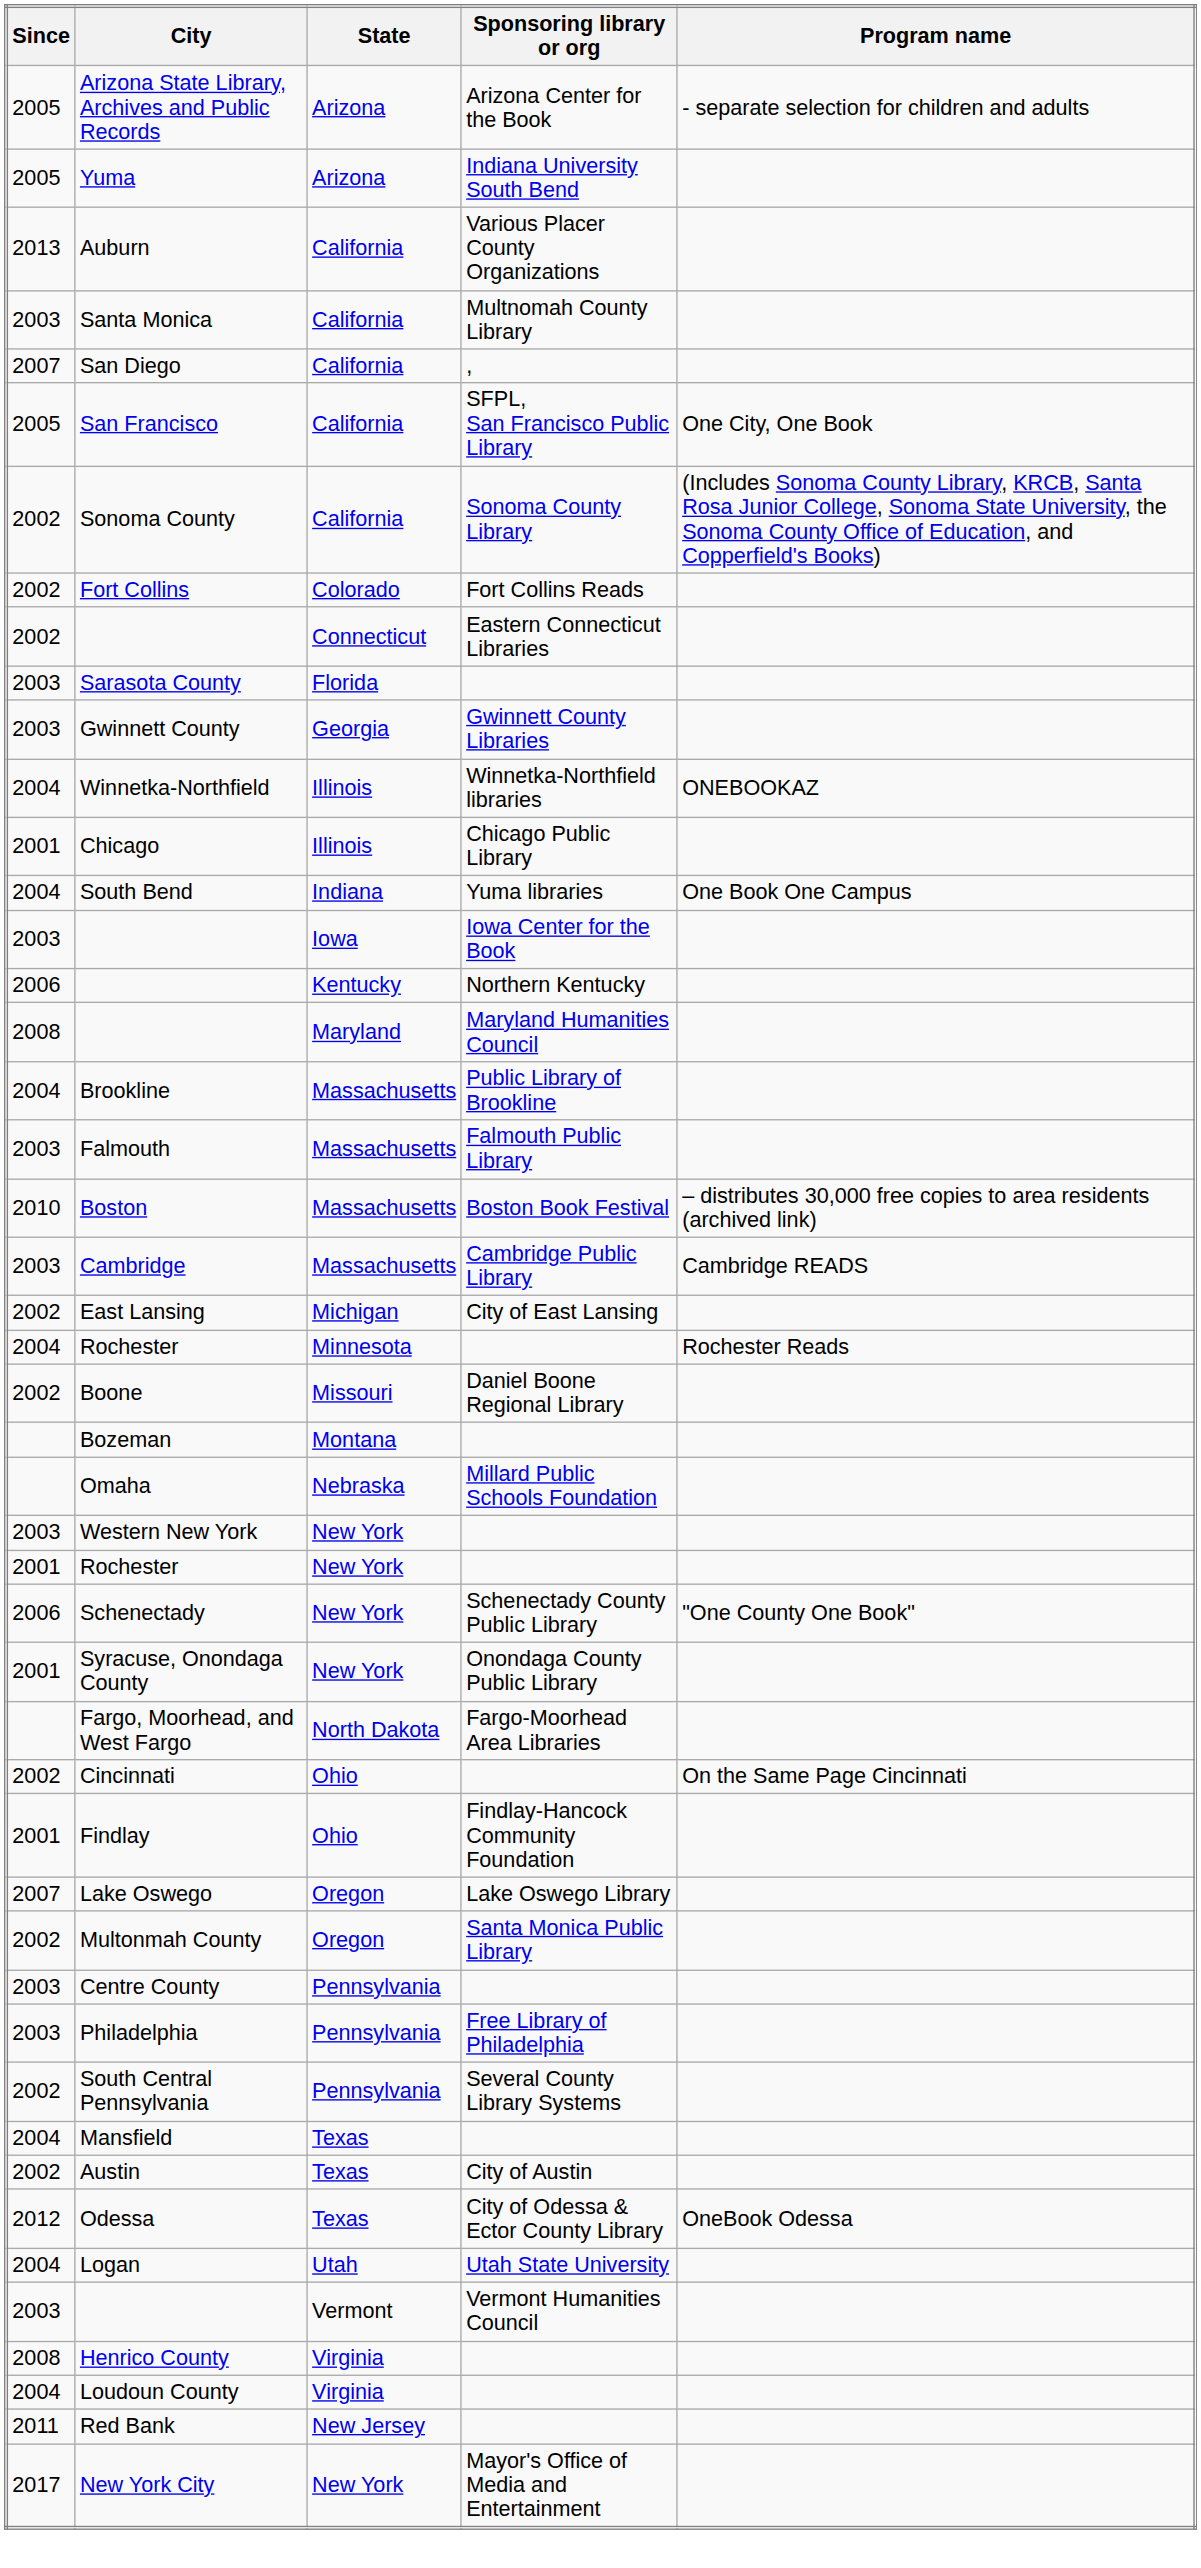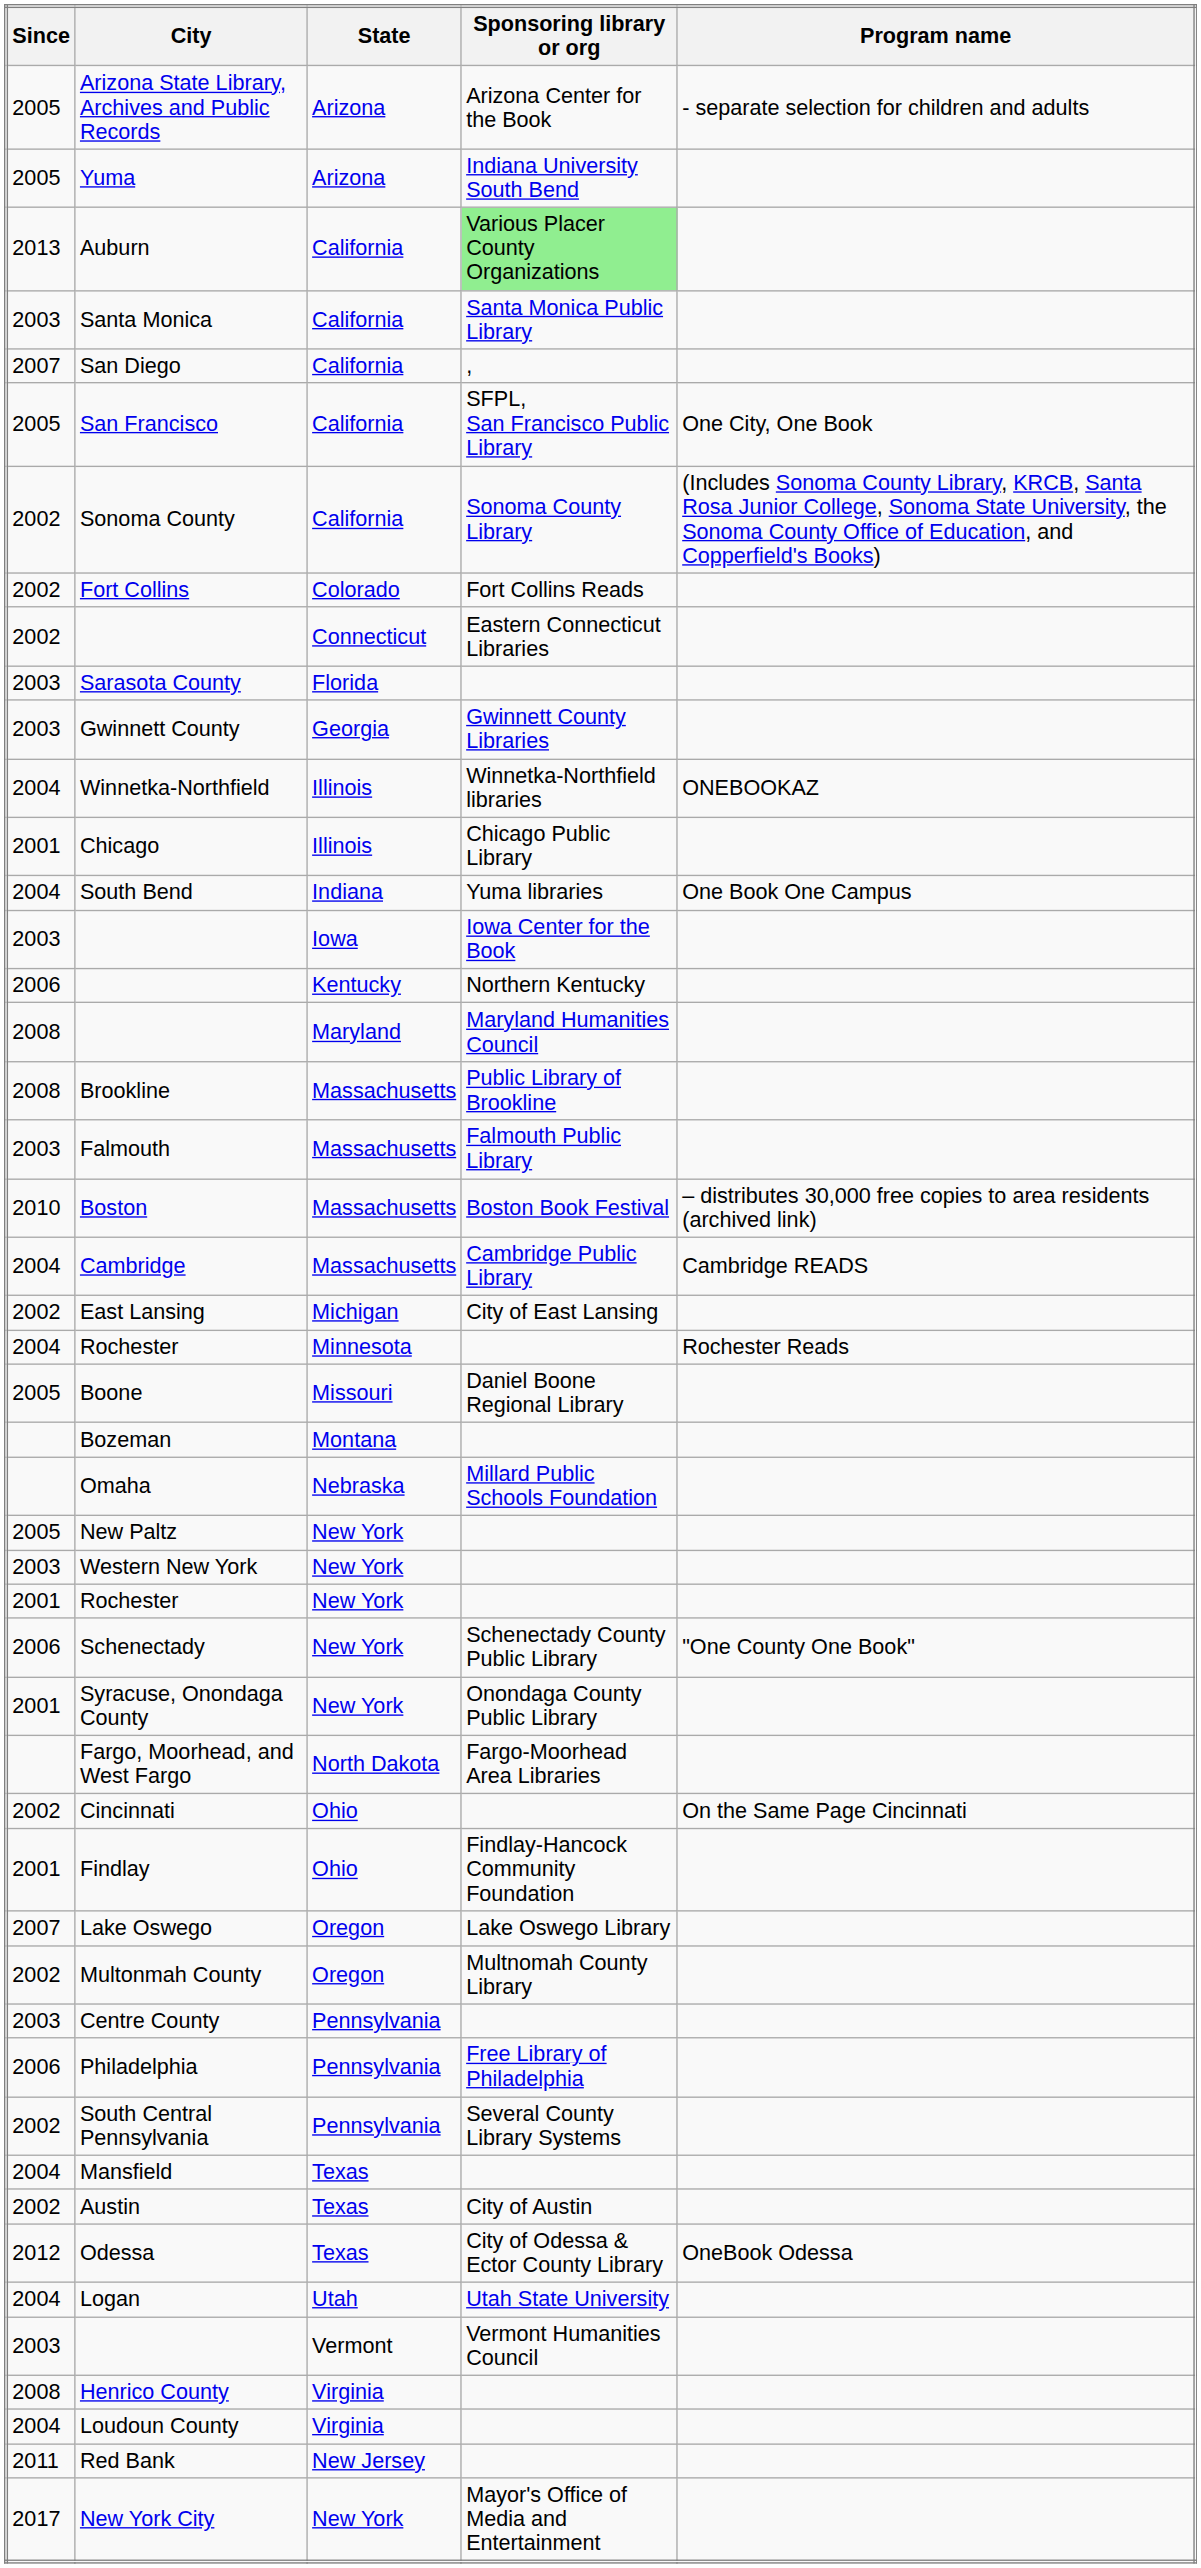(536, 248) no background -> (536, 248) lightgreen background
(557, 319) Multnomah County Library -> (565, 319) Santa Monica Public Library
(36, 1090) 2004 -> (36, 1090) 2008
(36, 1266) 2003 -> (36, 1266) 2004
(36, 1393) 2002 -> (36, 1393) 2005
+ row: (129, 1532)
(565, 1940) Santa Monica Public Library -> (557, 1974) Multnomah County Library
(36, 2032) 2003 -> (36, 2067) 2006
